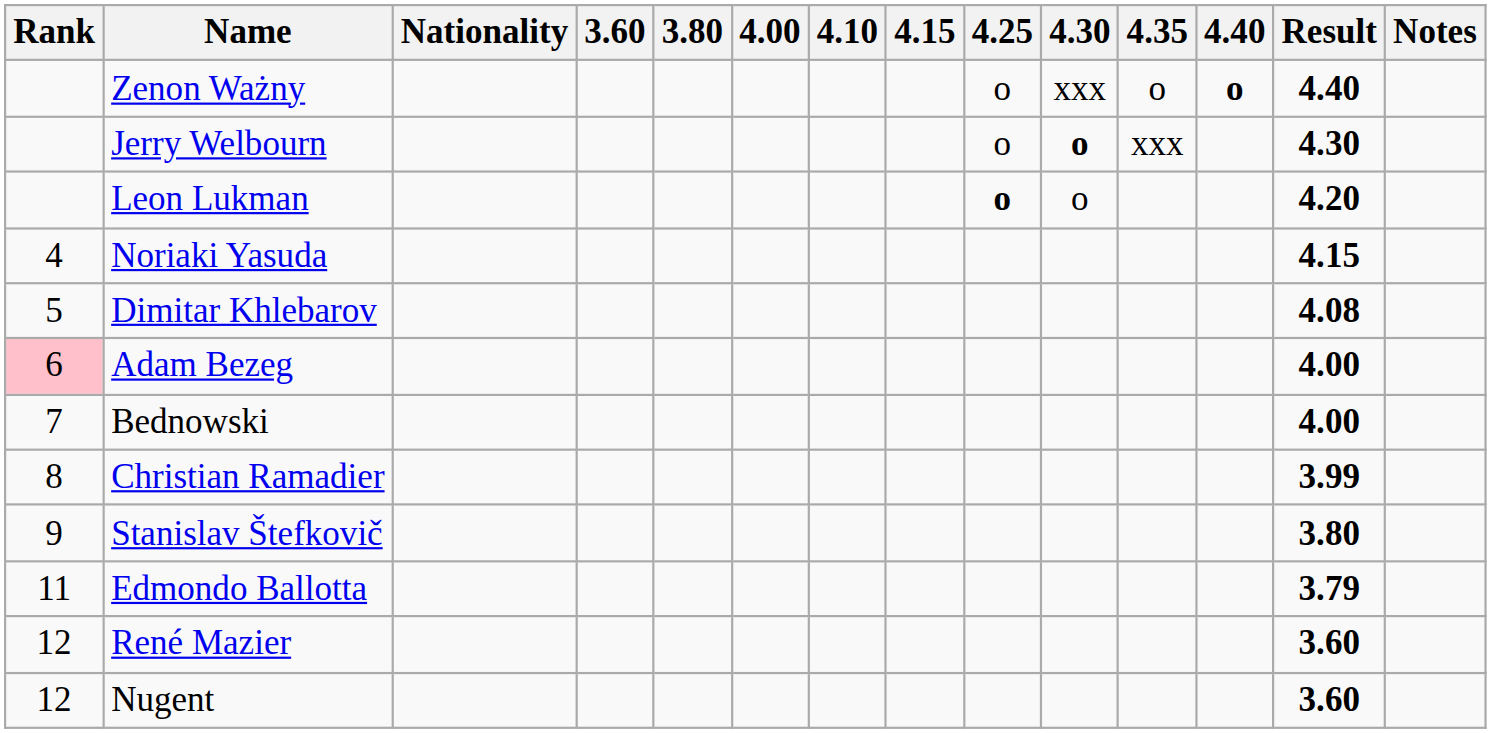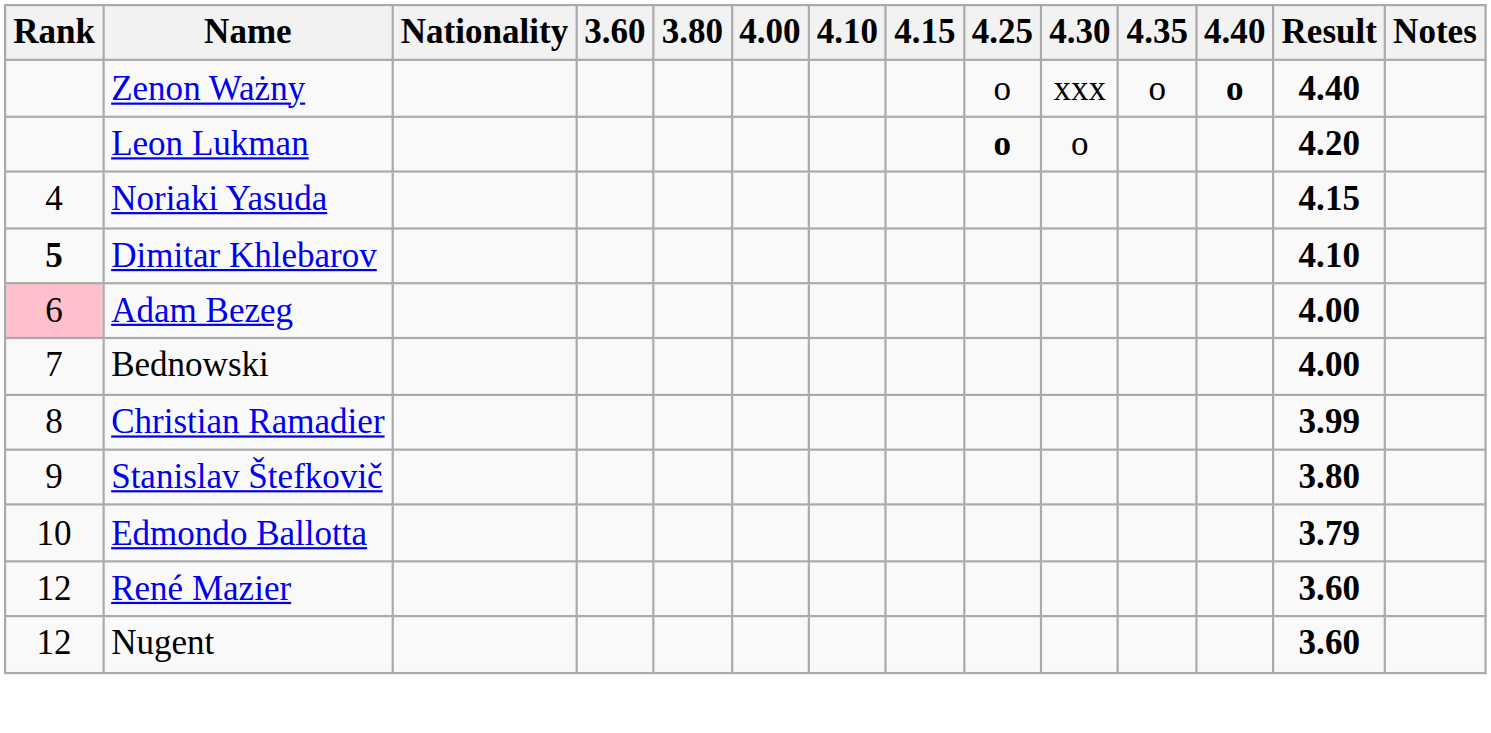- row: (219, 143)
(54, 310) normal -> (54, 254) bold
(1329, 310) 4.08 -> (1329, 254) 4.10
(54, 587) 11 -> (54, 532) 10
